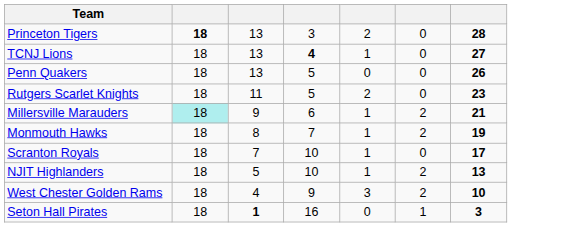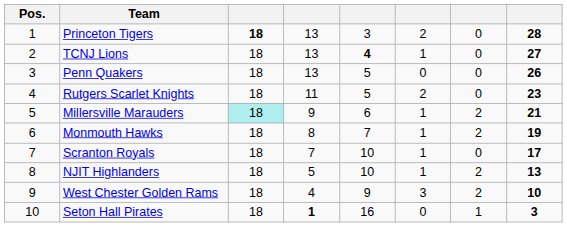+ column: (32, 14)
